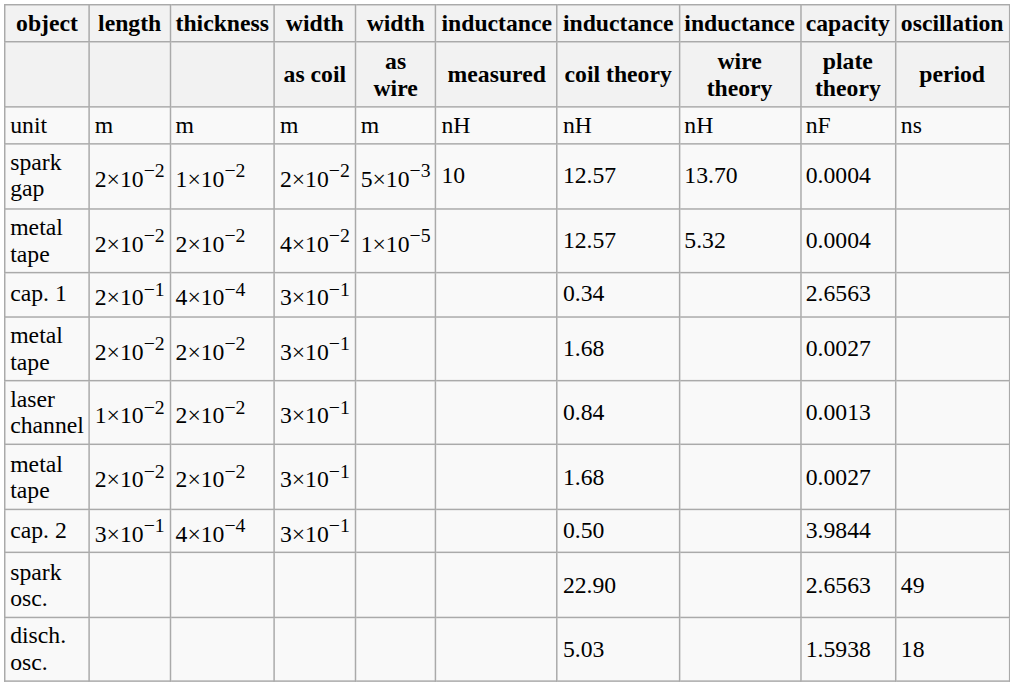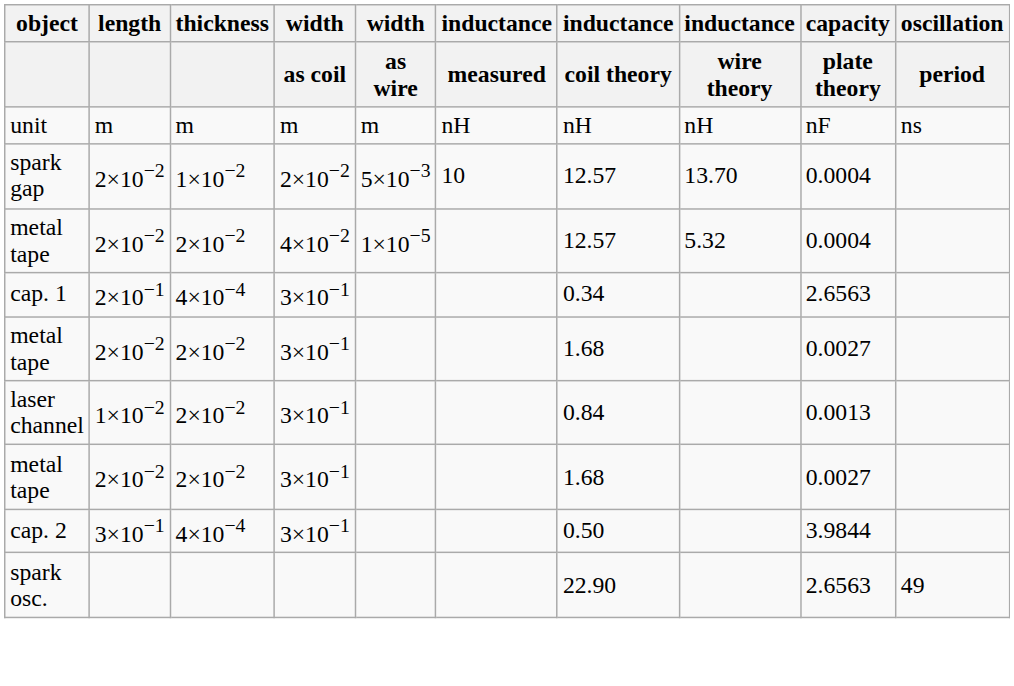- row: (38, 648)
